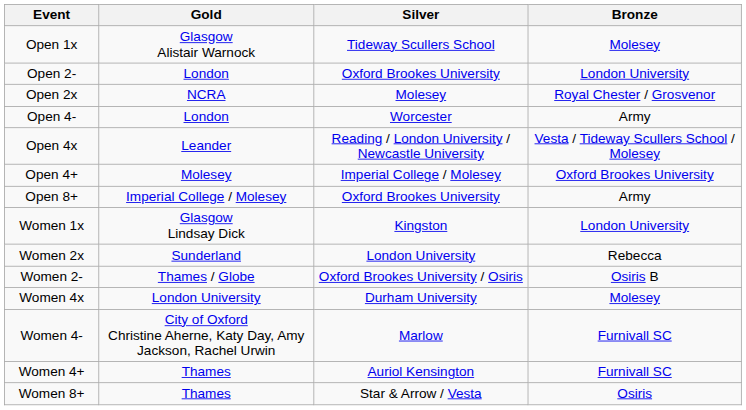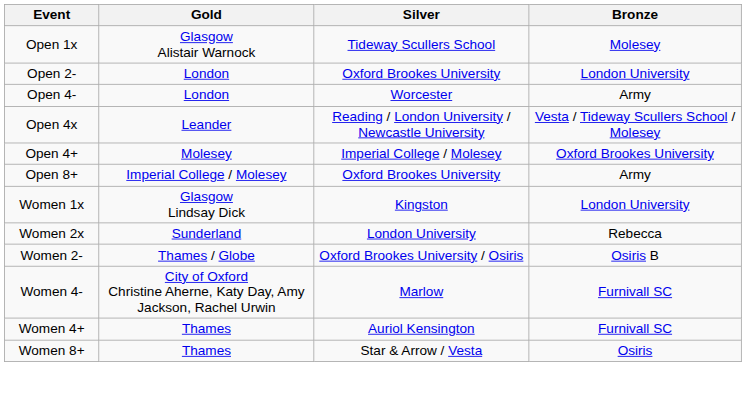- row: (52, 95)
- row: (52, 298)
